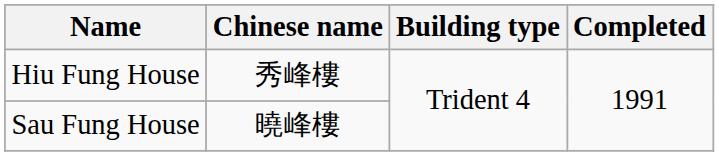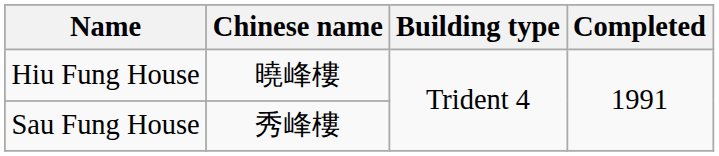(298, 74) 秀峰樓 -> (298, 74) 曉峰樓
(298, 124) 曉峰樓 -> (298, 124) 秀峰樓
